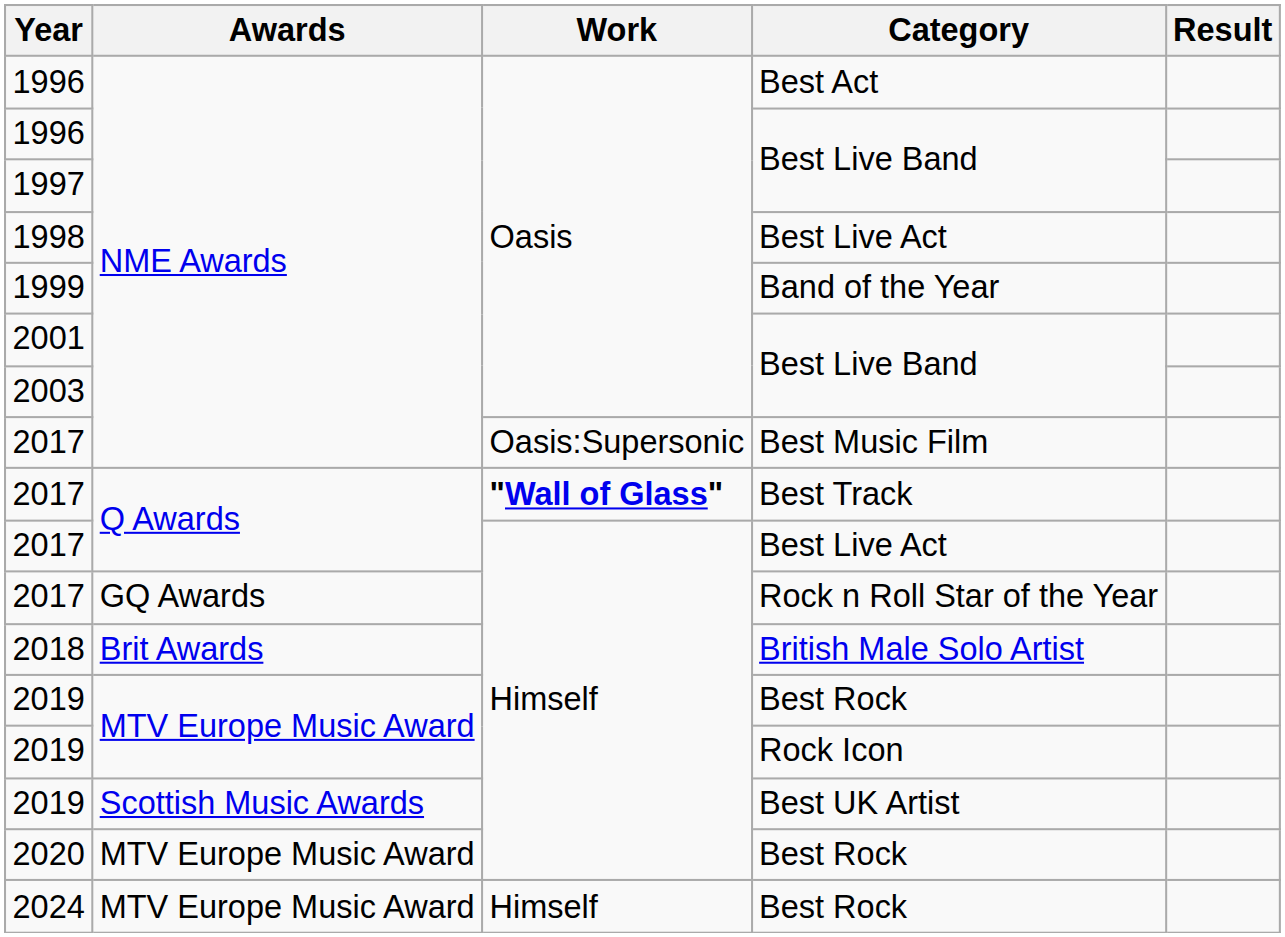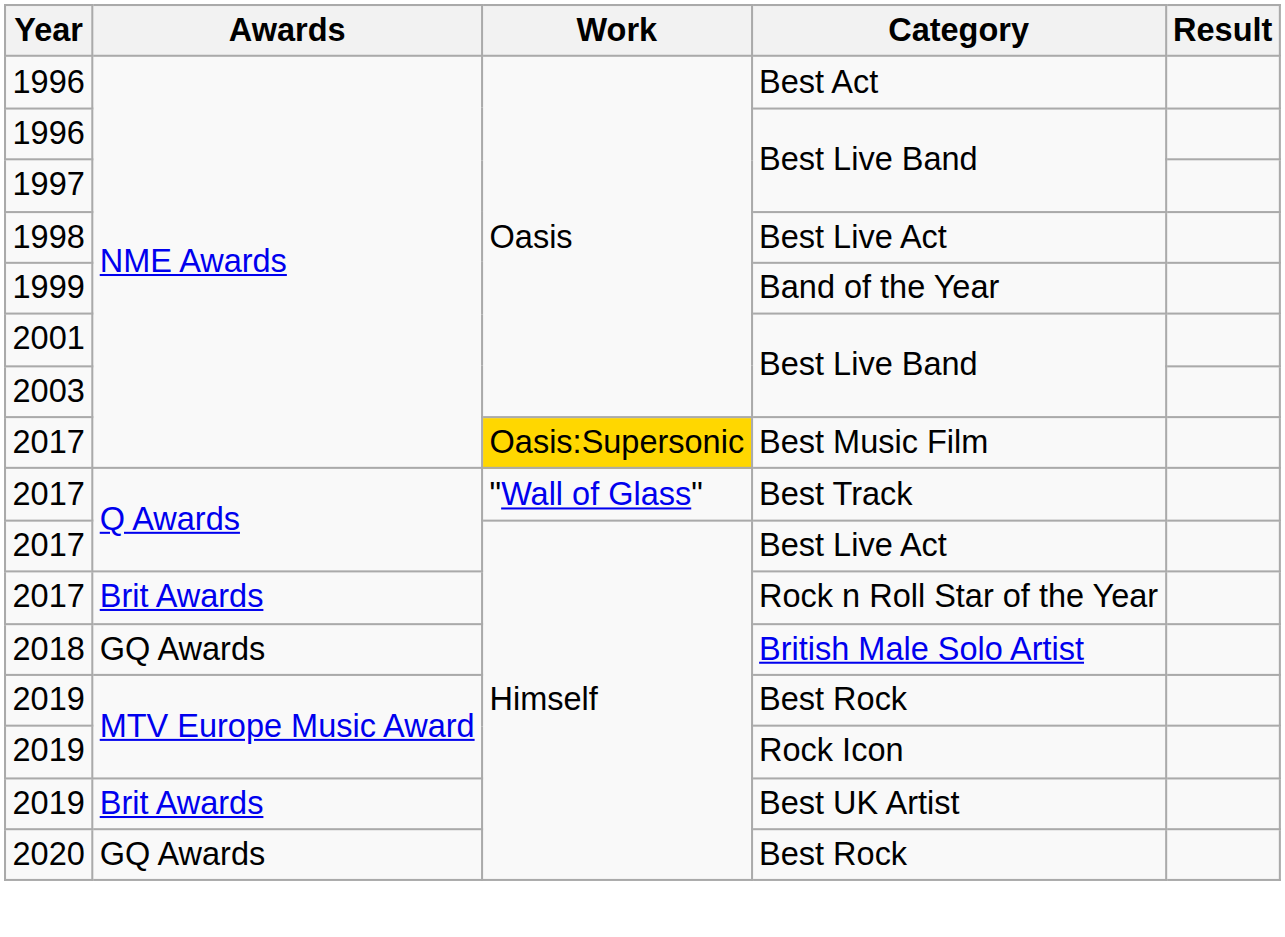(617, 442) no background -> (617, 442) gold background
(606, 493) bold -> (596, 493) normal
(182, 596) GQ Awards -> (182, 596) Brit Awards
(182, 648) Brit Awards -> (182, 648) GQ Awards
(262, 802) Scottish Music Awards -> (182, 802) Brit Awards
(287, 854) MTV Europe Music Award -> (182, 854) GQ Awards
- row: (49, 905)
